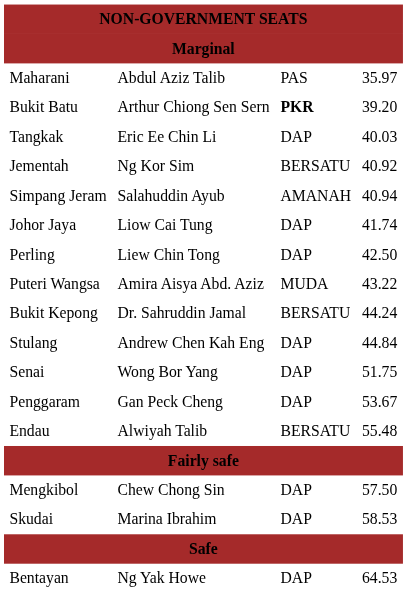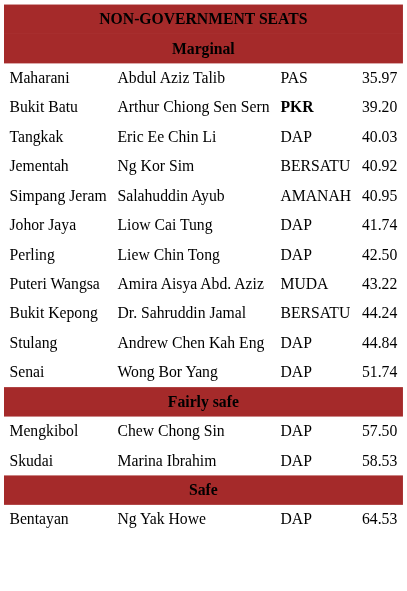(380, 195) 40.94 -> (380, 195) 40.95
(380, 372) 51.75 -> (380, 372) 51.74
- row: (45, 401)
- row: (29, 430)
